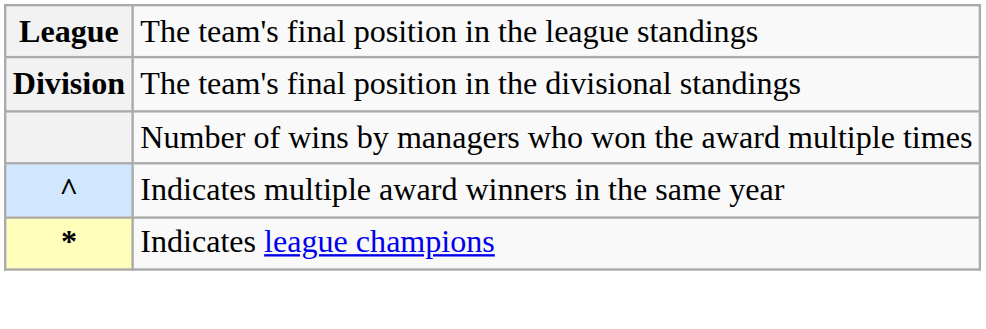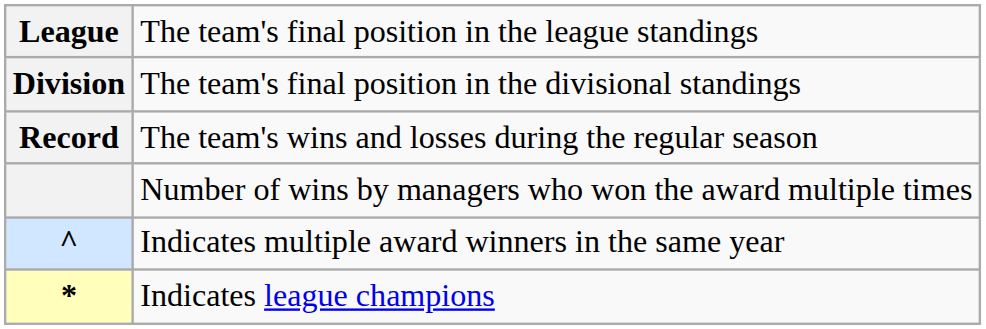+ row: (479, 136)
